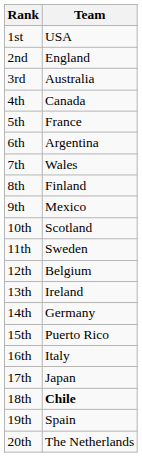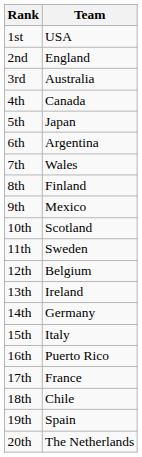(63, 121) France -> (60, 121) Japan
(77, 334) Puerto Rico -> (57, 334) Italy
(57, 356) Italy -> (77, 356) Puerto Rico
(60, 377) Japan -> (63, 377) France
(60, 398) bold -> (60, 398) normal
